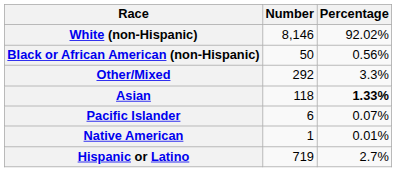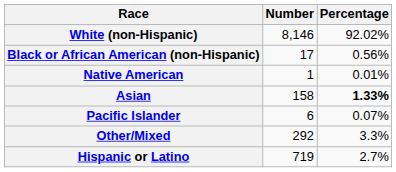(307, 55) 50 -> (307, 55) 17
rows swapped: (133, 136) <-> (133, 75)
(304, 95) 118 -> (303, 95) 158
